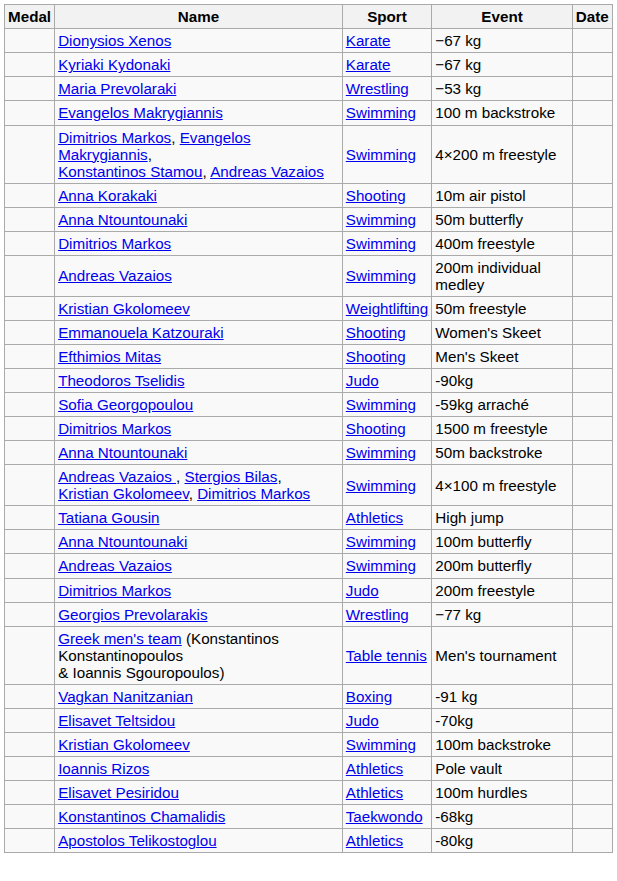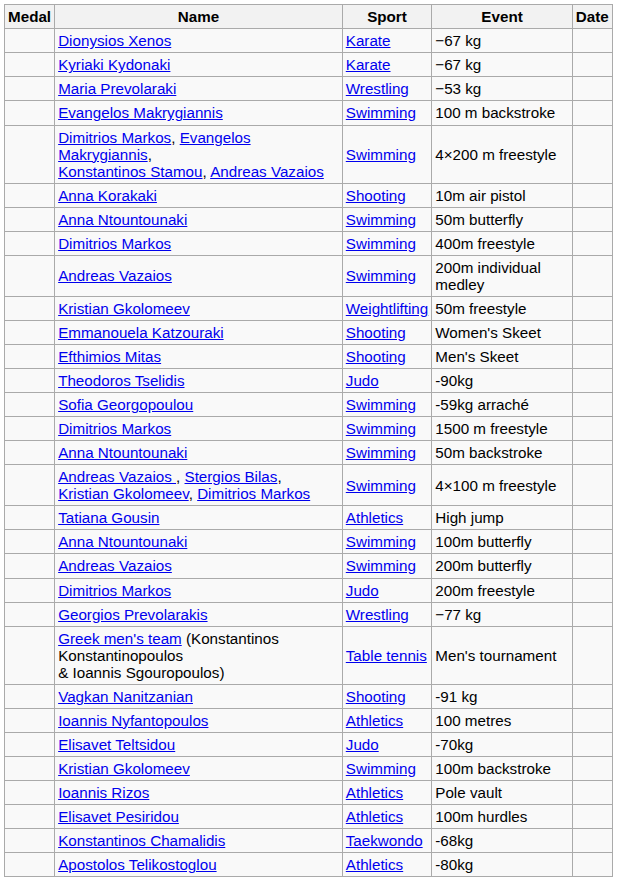(376, 429) Shooting -> (381, 429) Swimming
(369, 696) Boxing -> (376, 696) Shooting
+ row: (133, 720)
